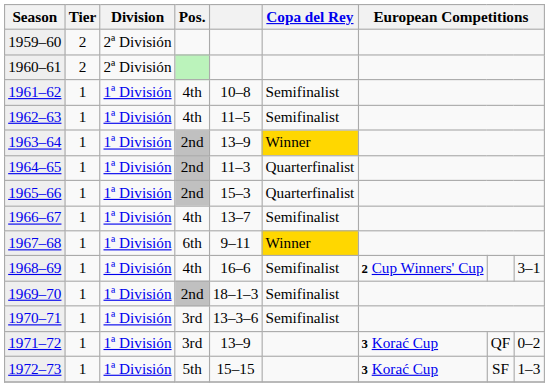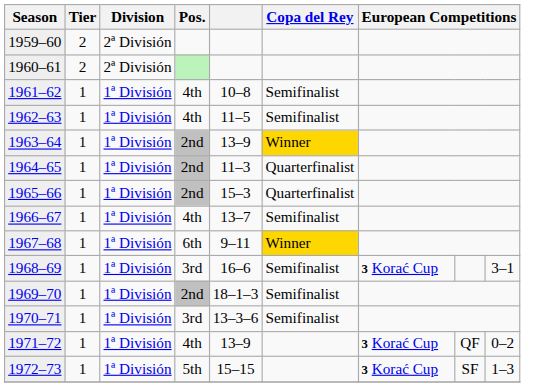(192, 267) 4th -> (192, 267) 3rd
(423, 267) 2 Cup Winners' Cup -> (400, 267) 3 Korać Cup
(192, 343) 3rd -> (192, 343) 4th
